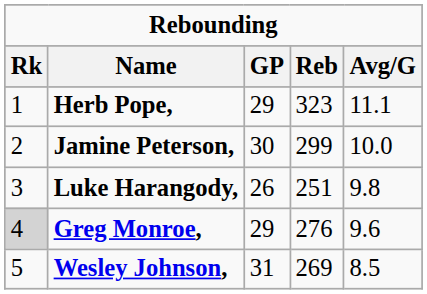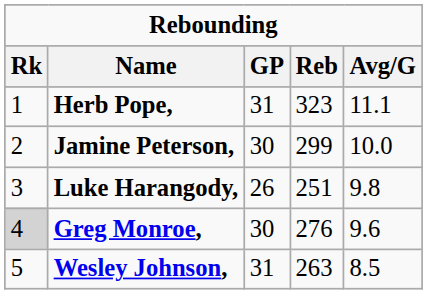(262, 106) 29 -> (262, 106) 31
(262, 228) 29 -> (262, 228) 30
(314, 268) 269 -> (314, 268) 263
